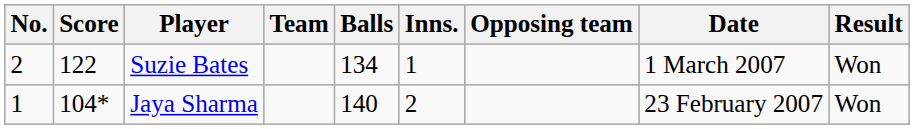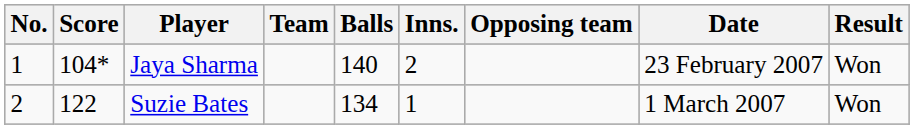rows swapped: (194, 104) <-> (189, 64)
